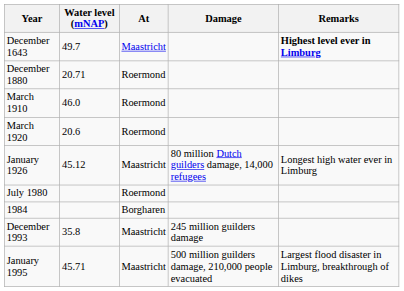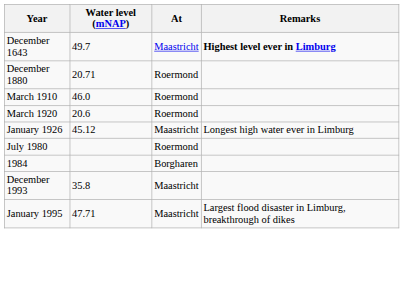- column: (223, 18)
(74, 266) 45.71 -> (84, 213) 47.71
